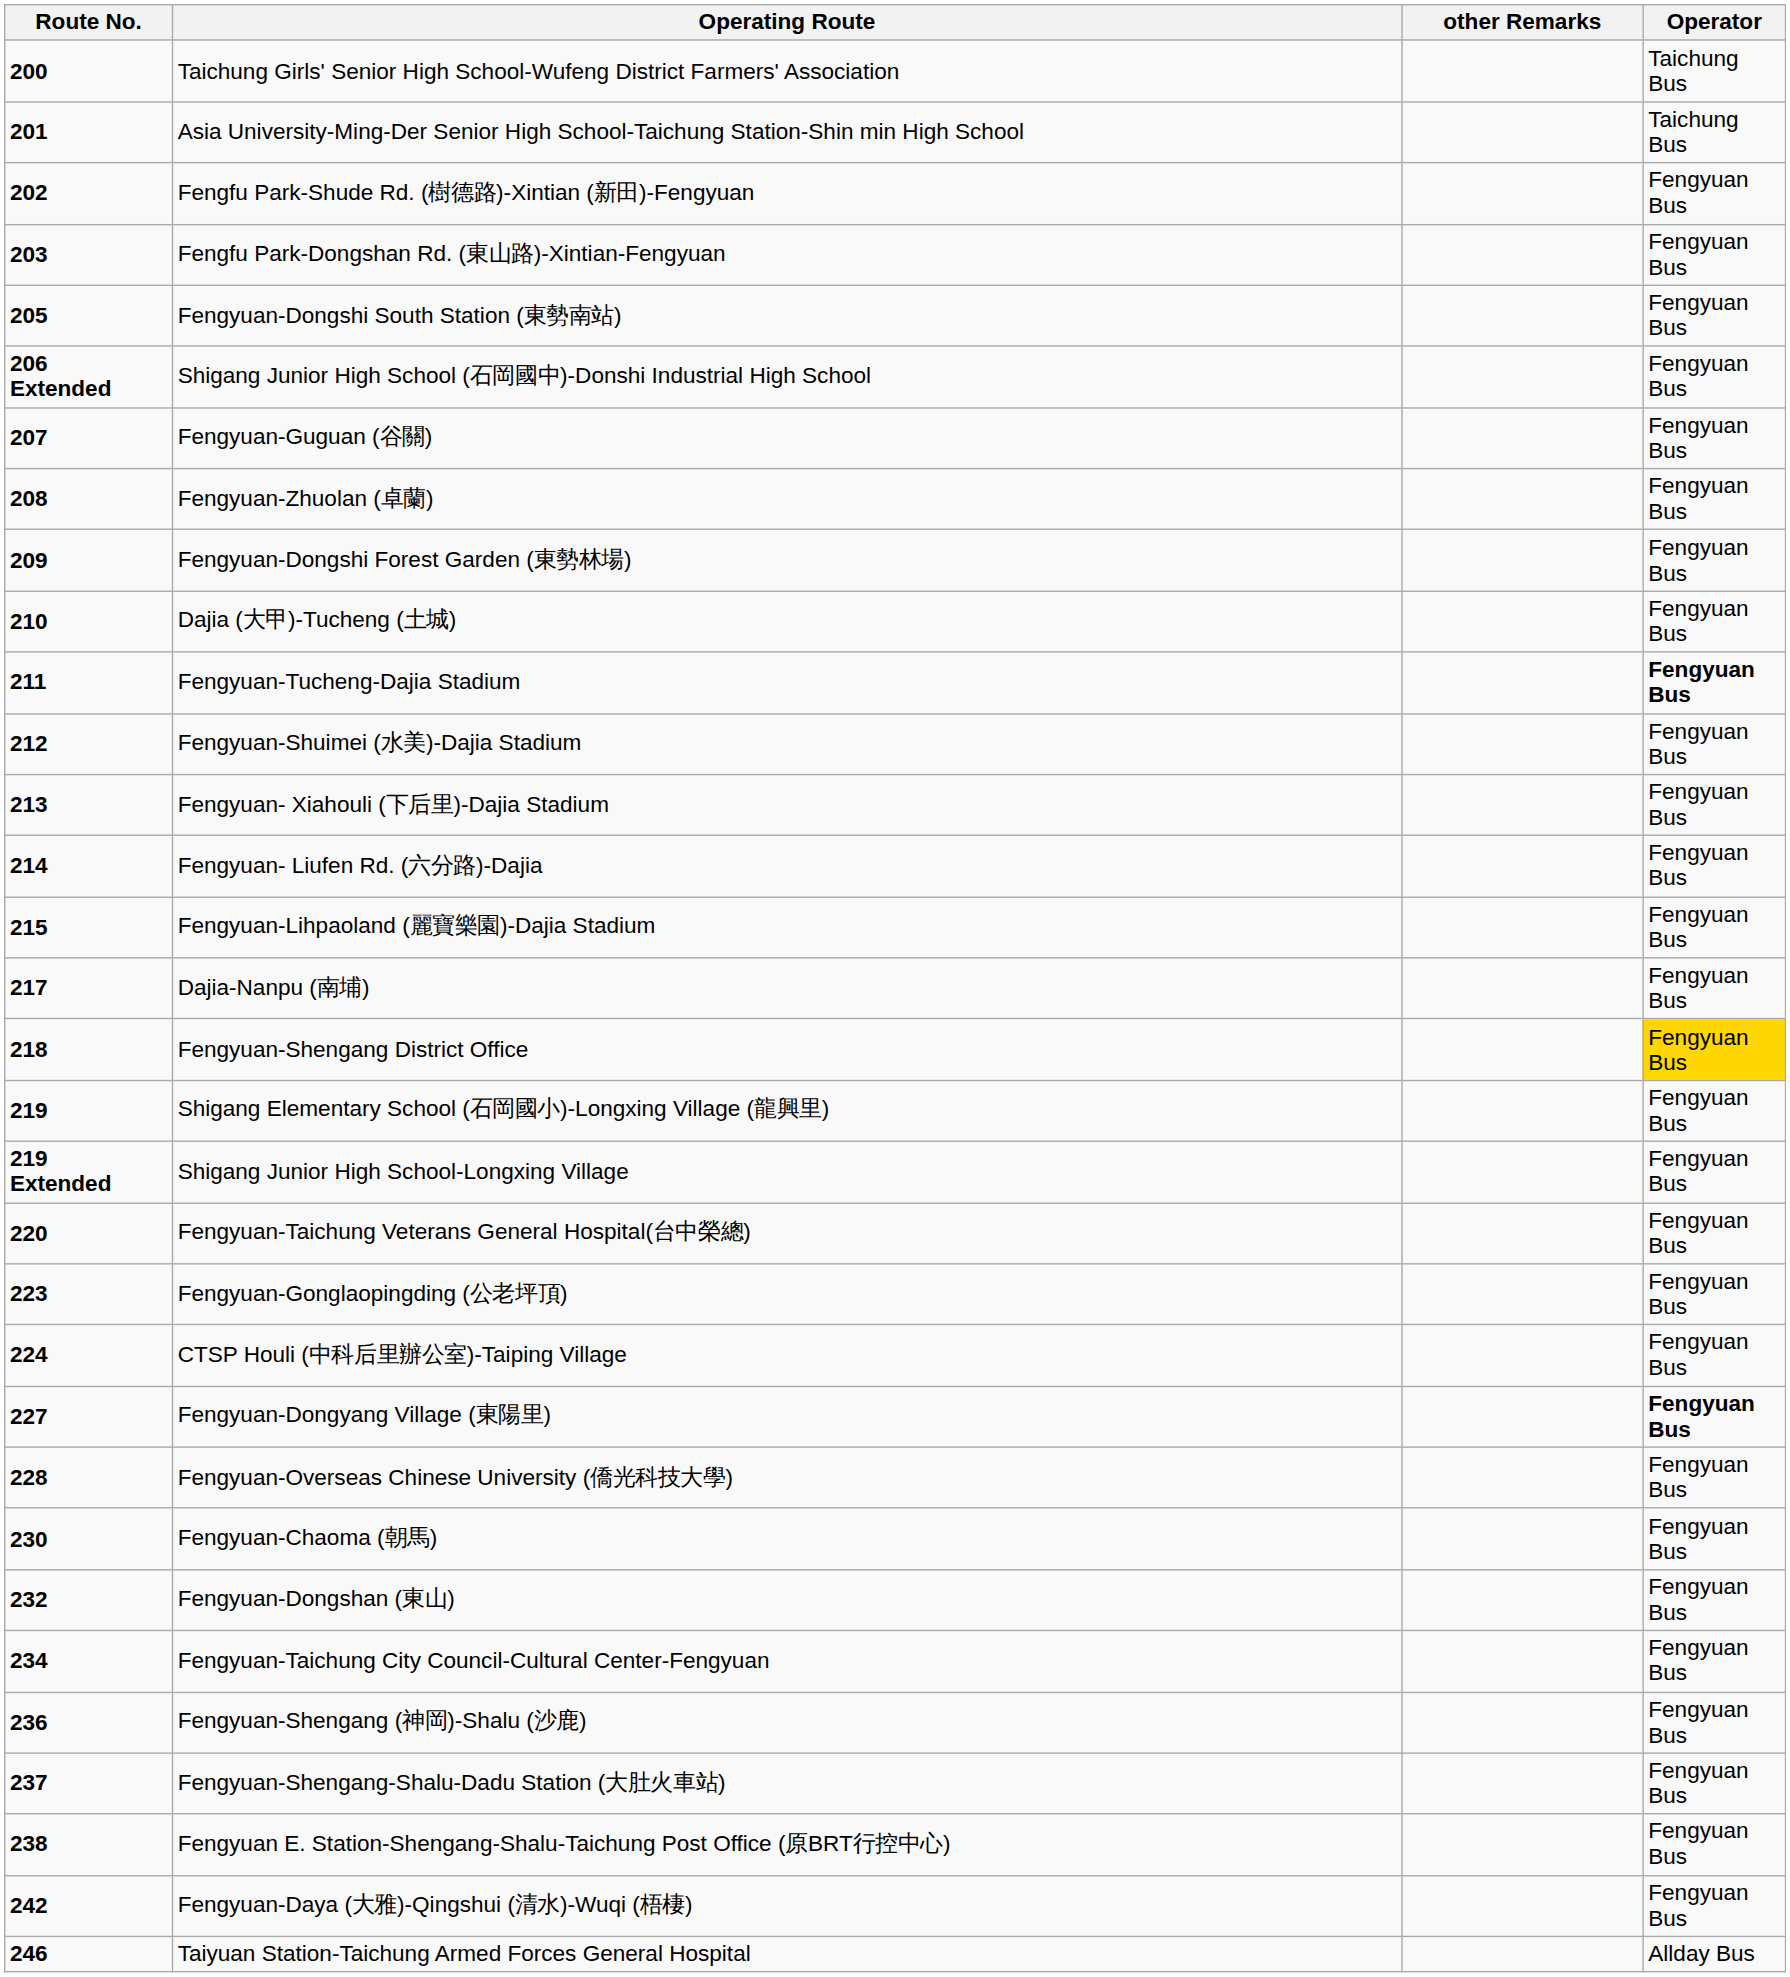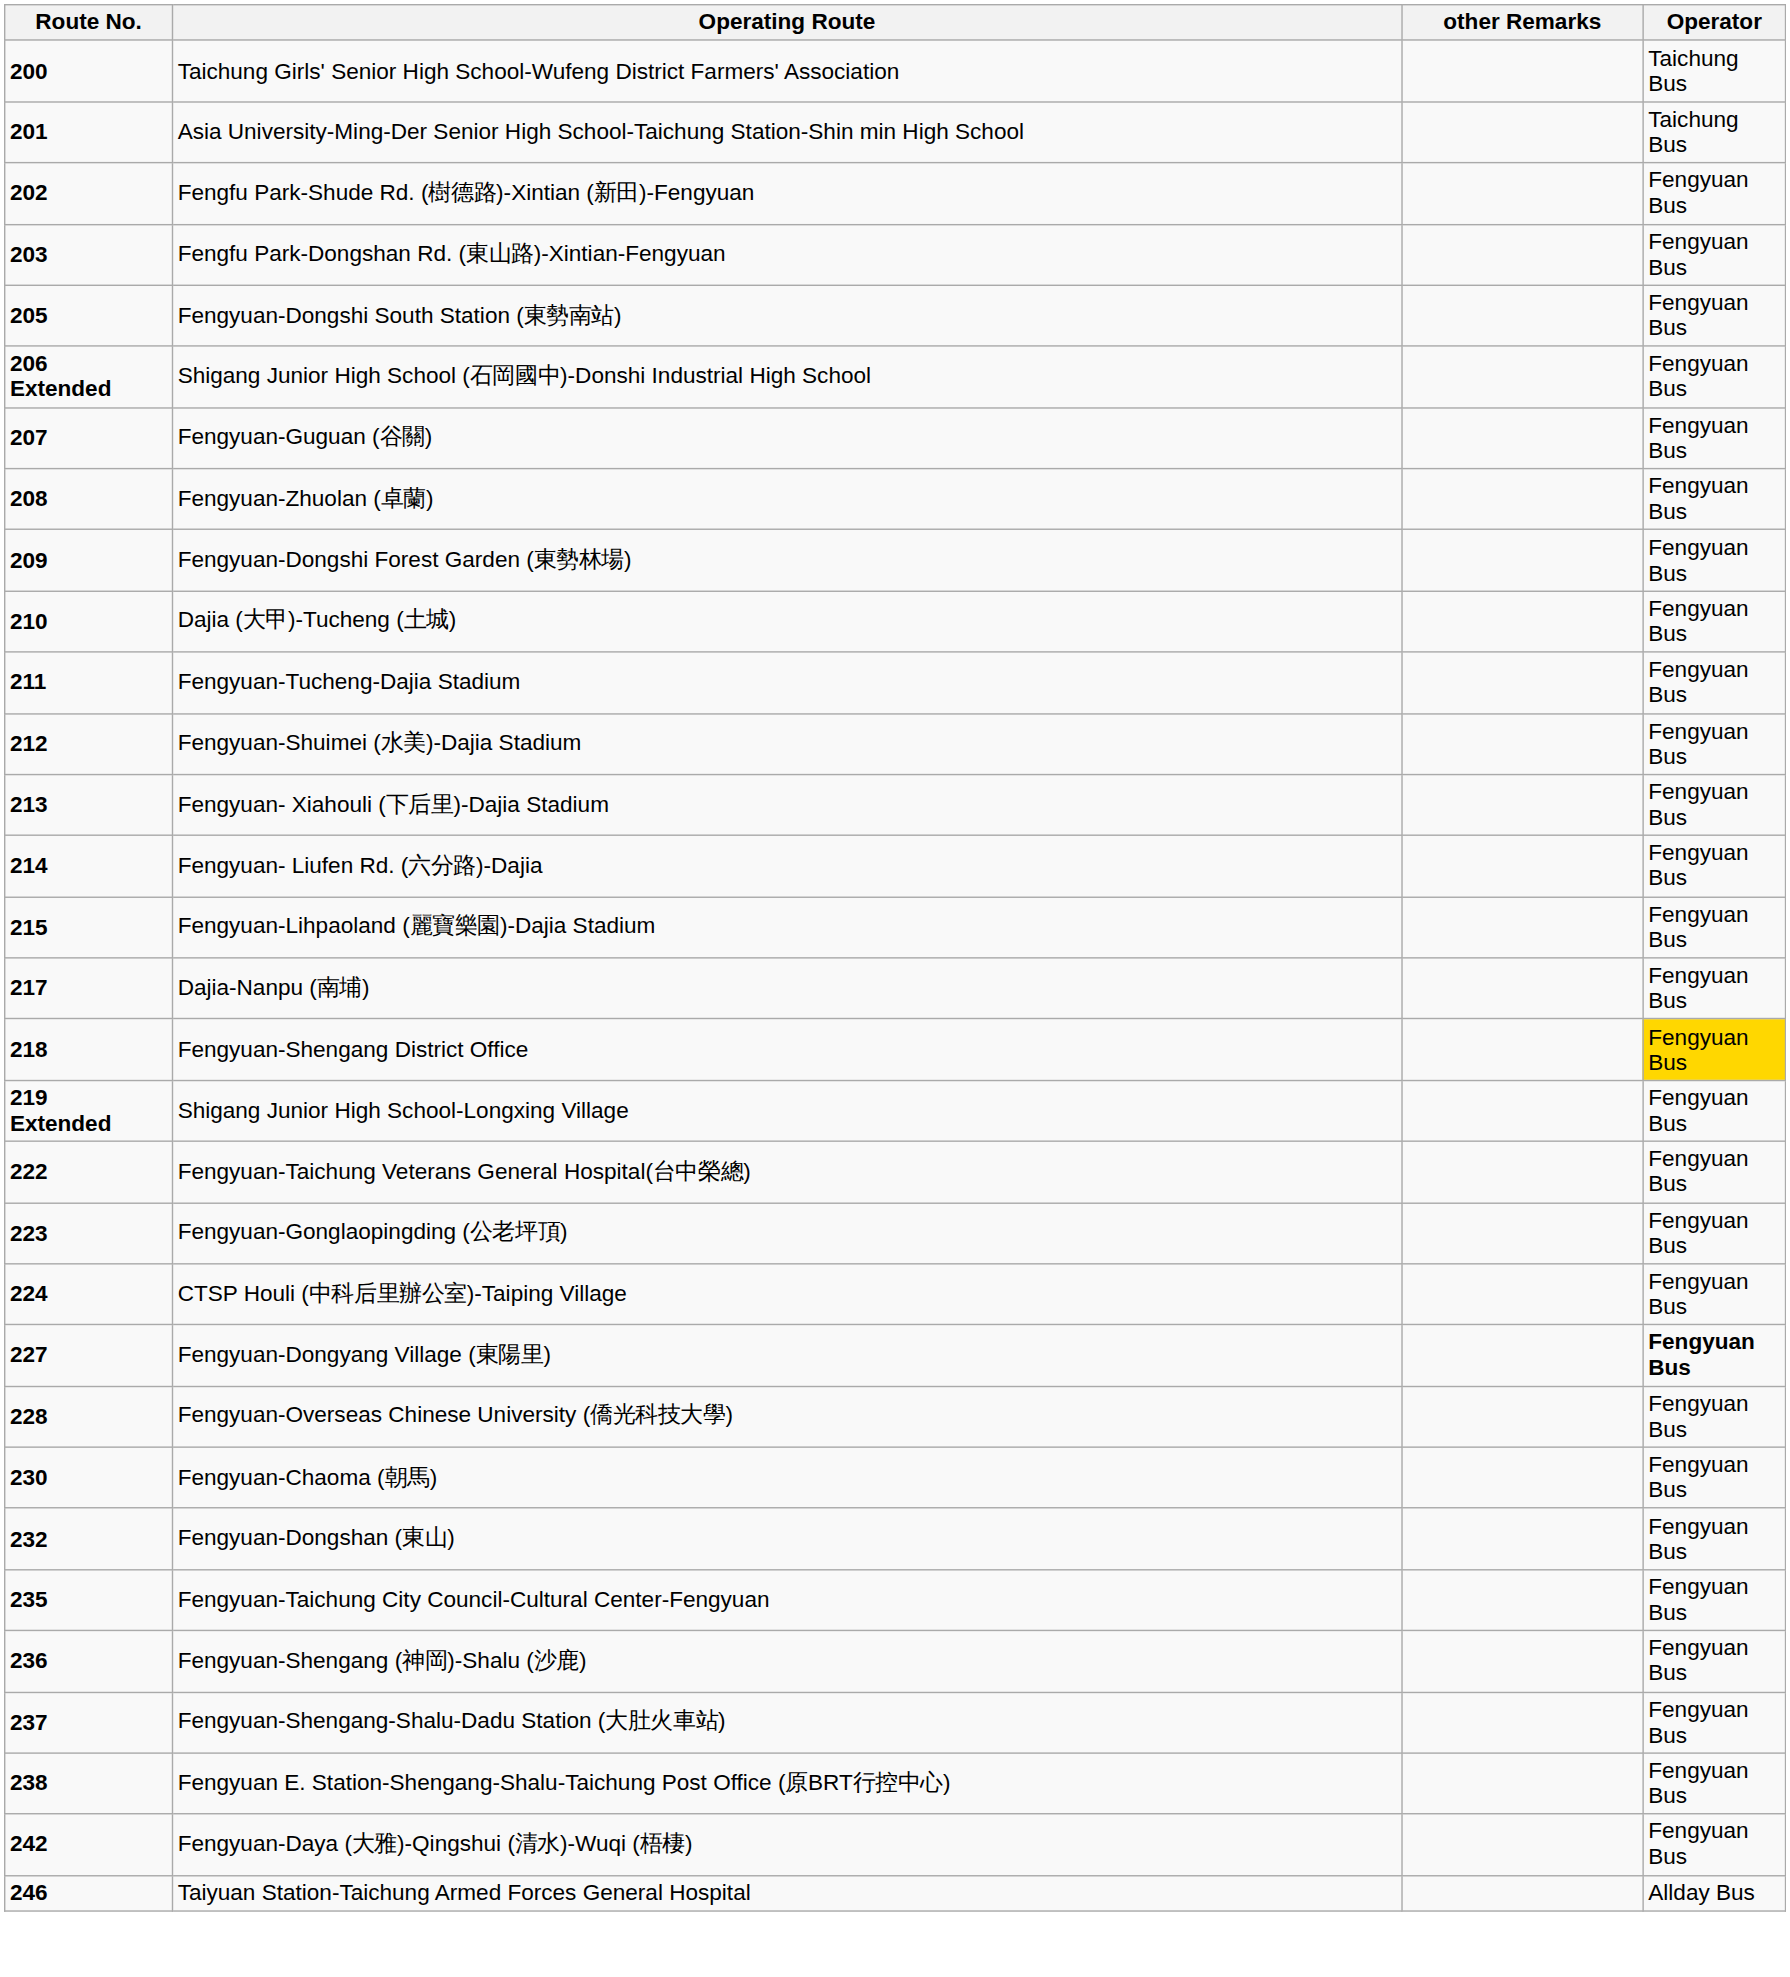(1702, 682) bold -> (1698, 682) normal
- row: (503, 1109)
(29, 1232) 220 -> (29, 1171) 222
(29, 1660) 234 -> (29, 1599) 235
